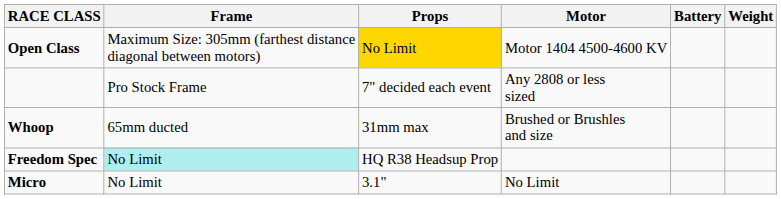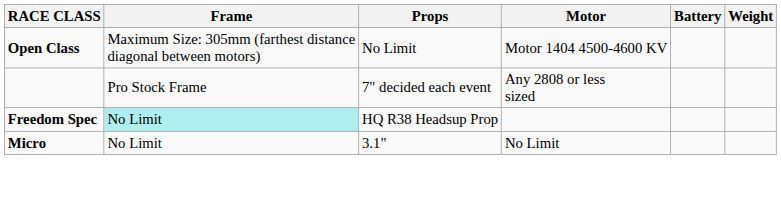(389, 47) gold background -> (389, 47) no background
- row: (31, 127)
